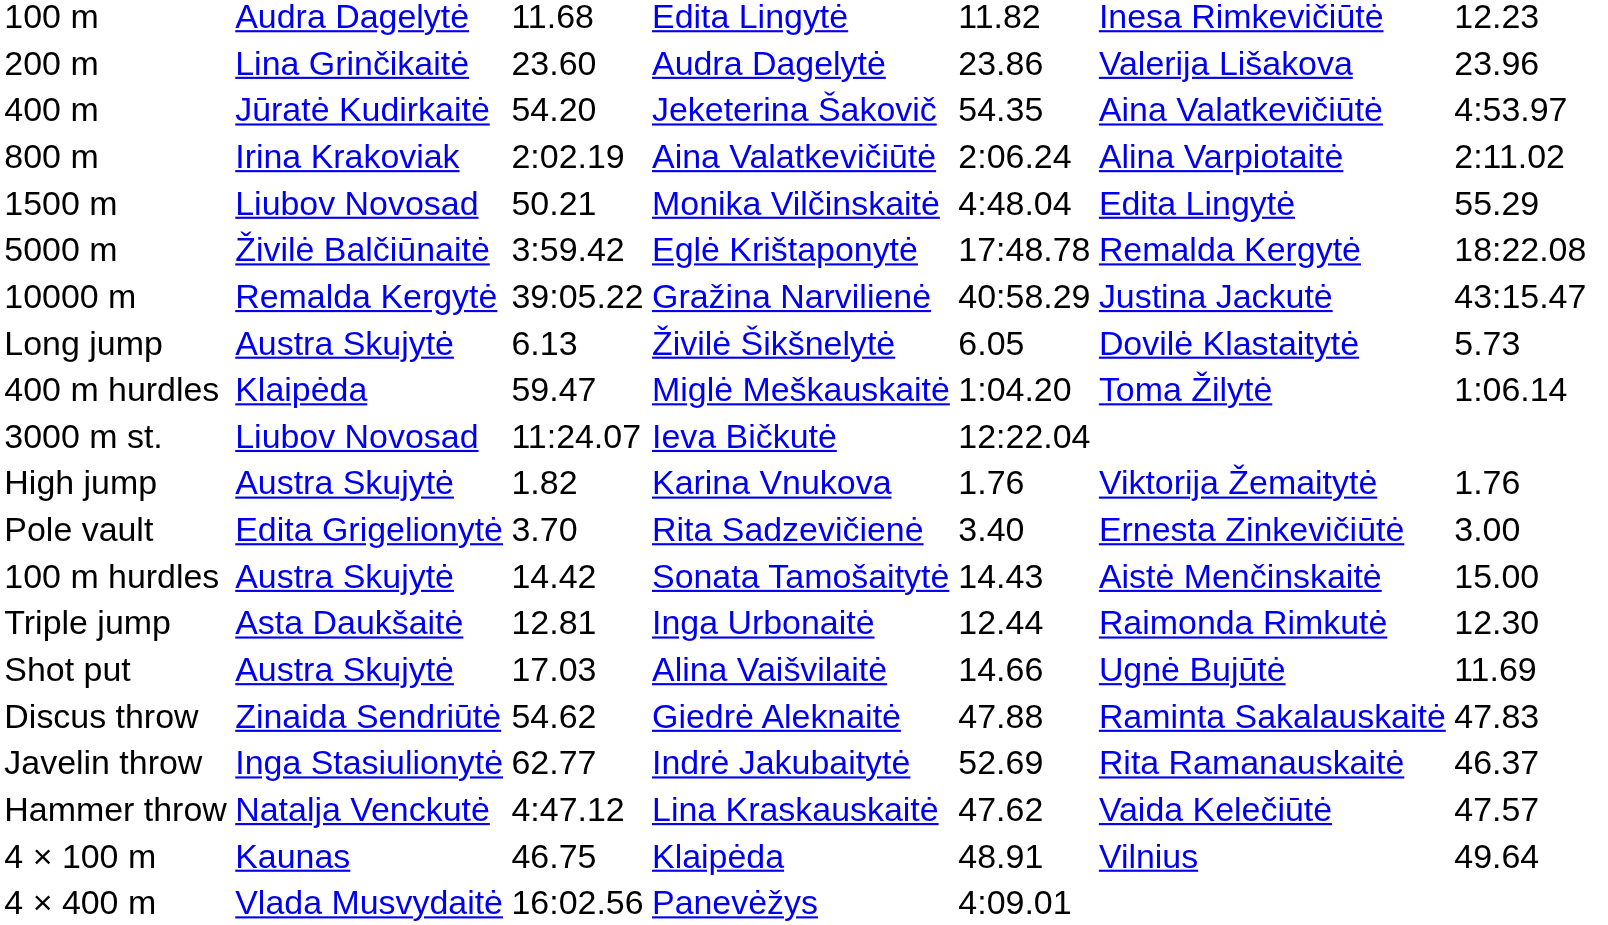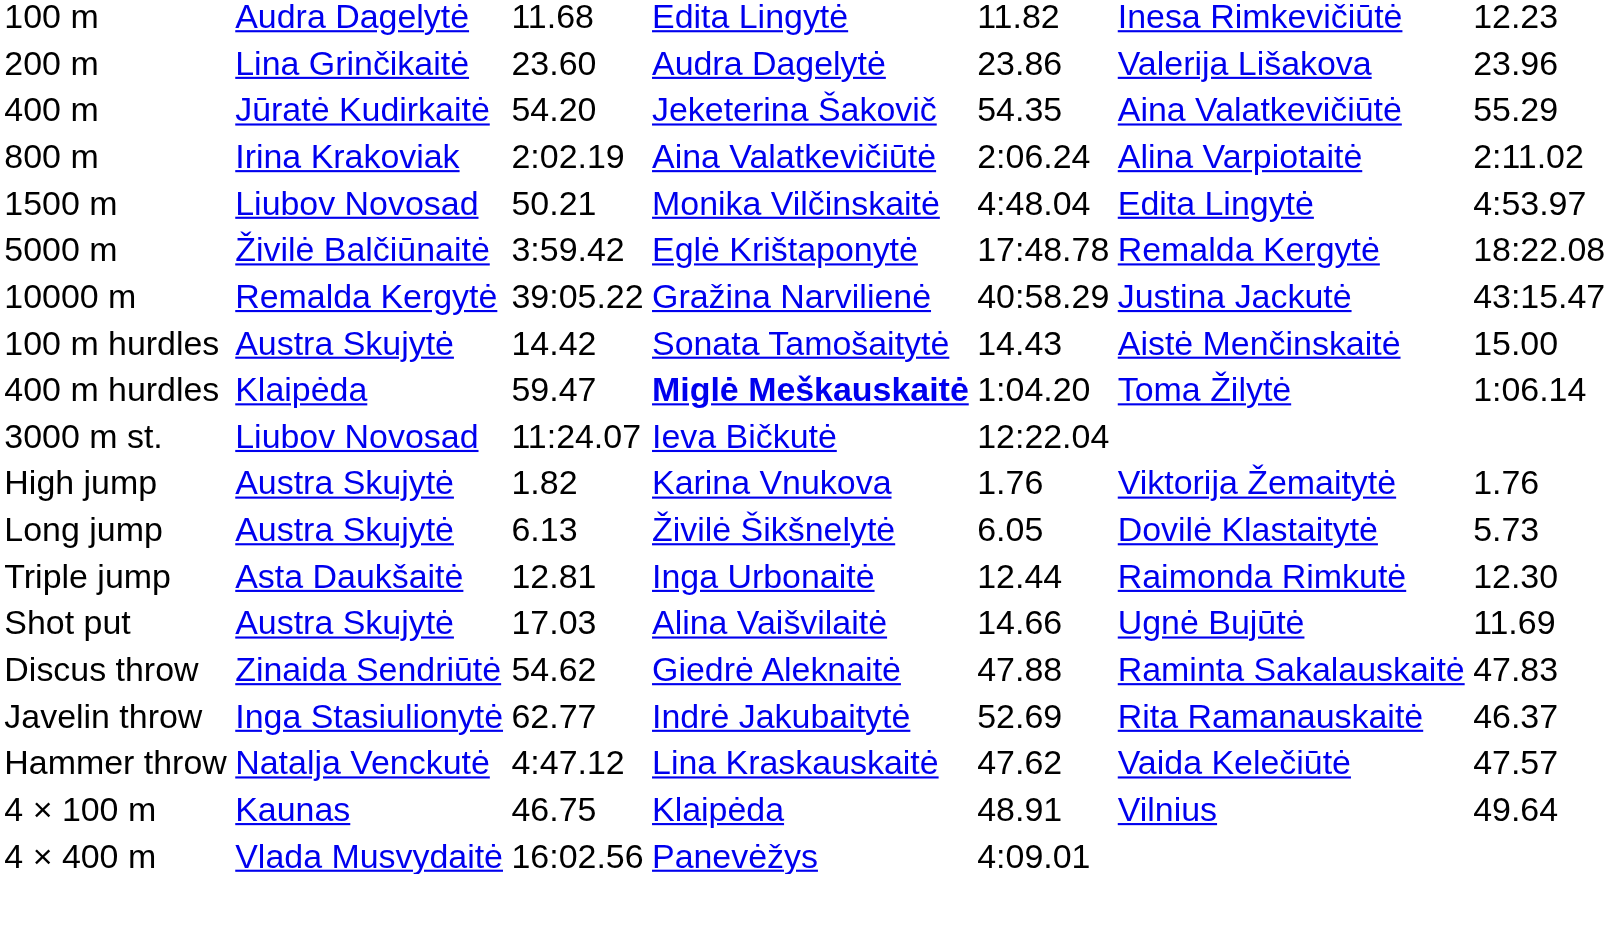(1511, 110) 4:53.97 -> (1516, 110) 55.29
(1497, 203) 55.29 -> (1530, 203) 4:53.97
rows swapped: (112, 576) <-> (84, 343)
(801, 389) normal -> (810, 389) bold
- row: (79, 529)
